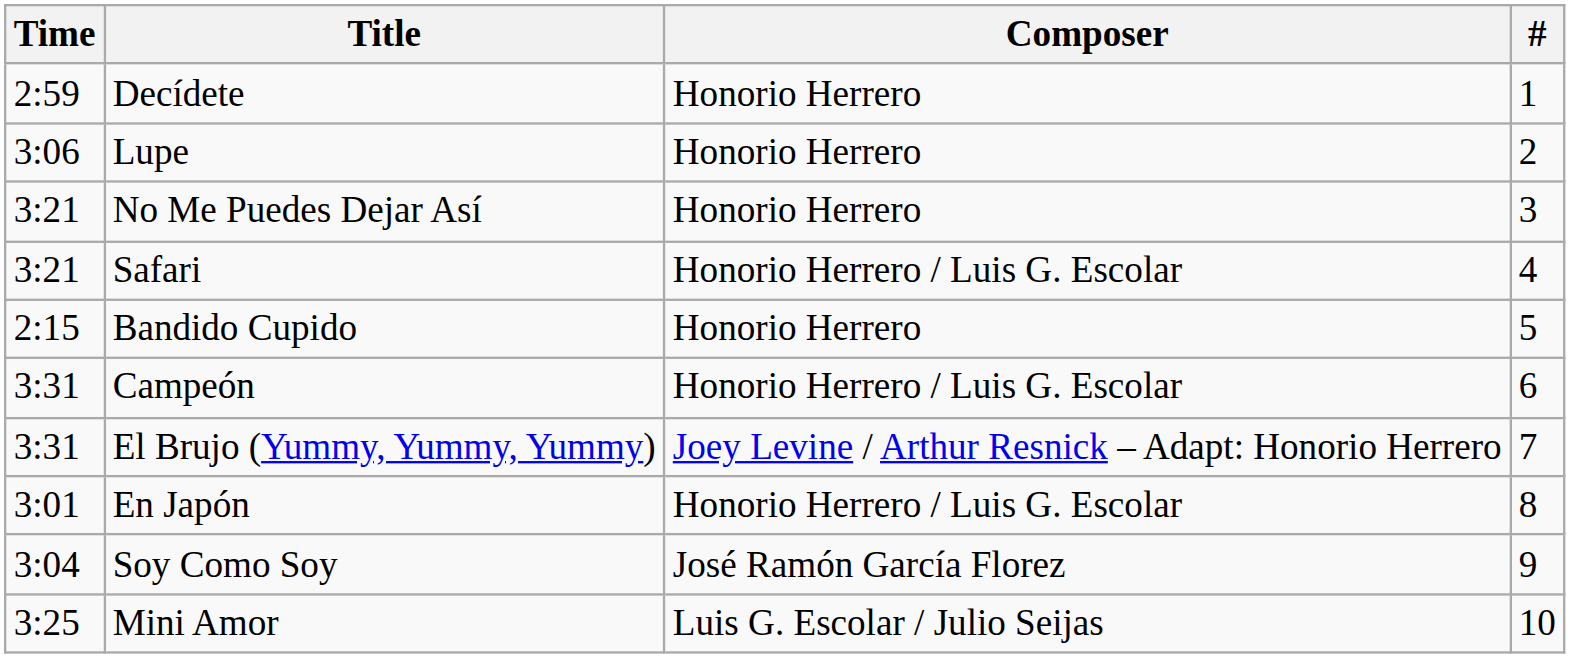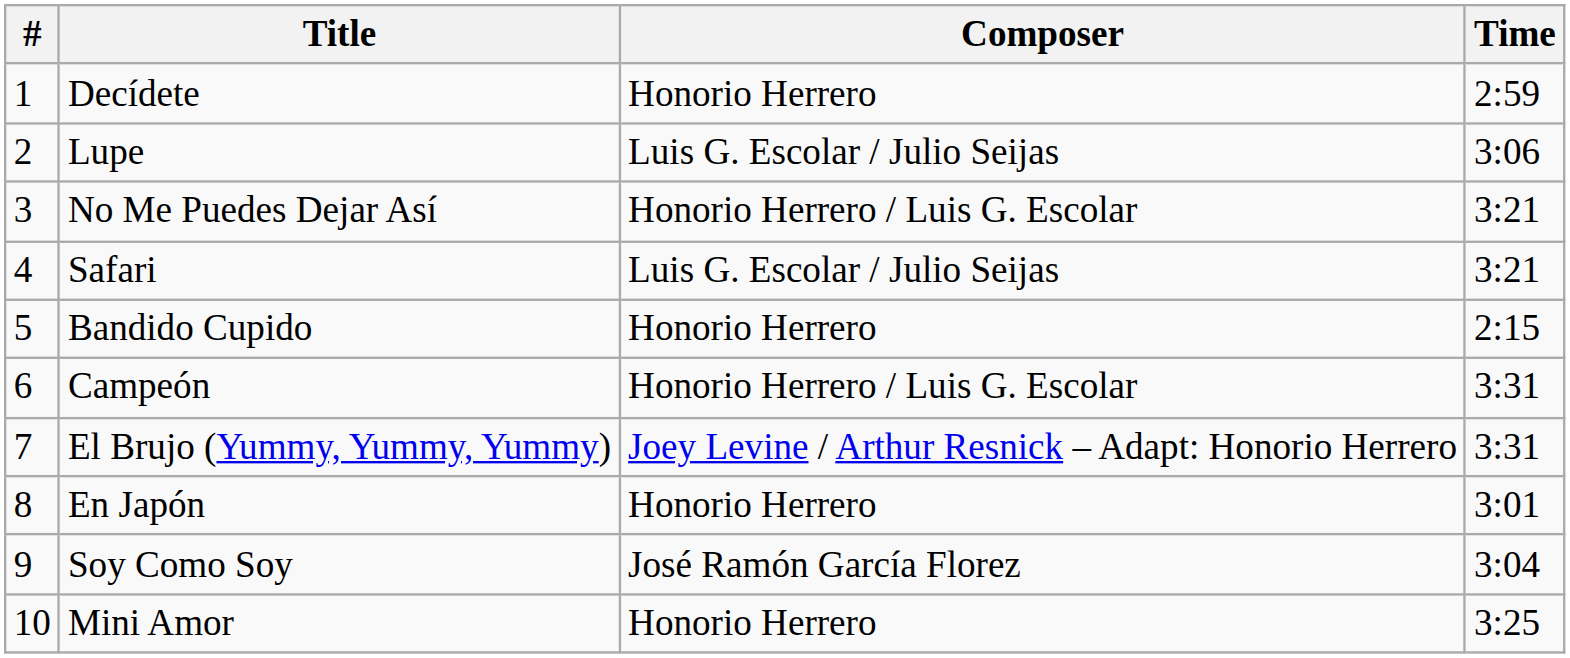columns swapped: (1537, 33) <-> (55, 33)
(797, 151) Honorio Herrero -> (844, 151) Luis G. Escolar / Julio Seijas
(797, 210) Honorio Herrero -> (883, 210) Honorio Herrero / Luis G. Escolar
(927, 269) Honorio Herrero / Luis G. Escolar -> (844, 269) Luis G. Escolar / Julio Seijas
(927, 504) Honorio Herrero / Luis G. Escolar -> (752, 504) Honorio Herrero
(888, 622) Luis G. Escolar / Julio Seijas -> (752, 622) Honorio Herrero
